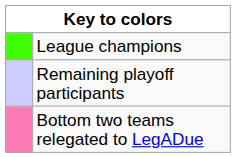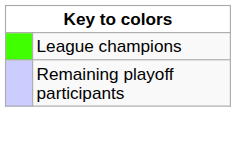- row: (120, 130)
